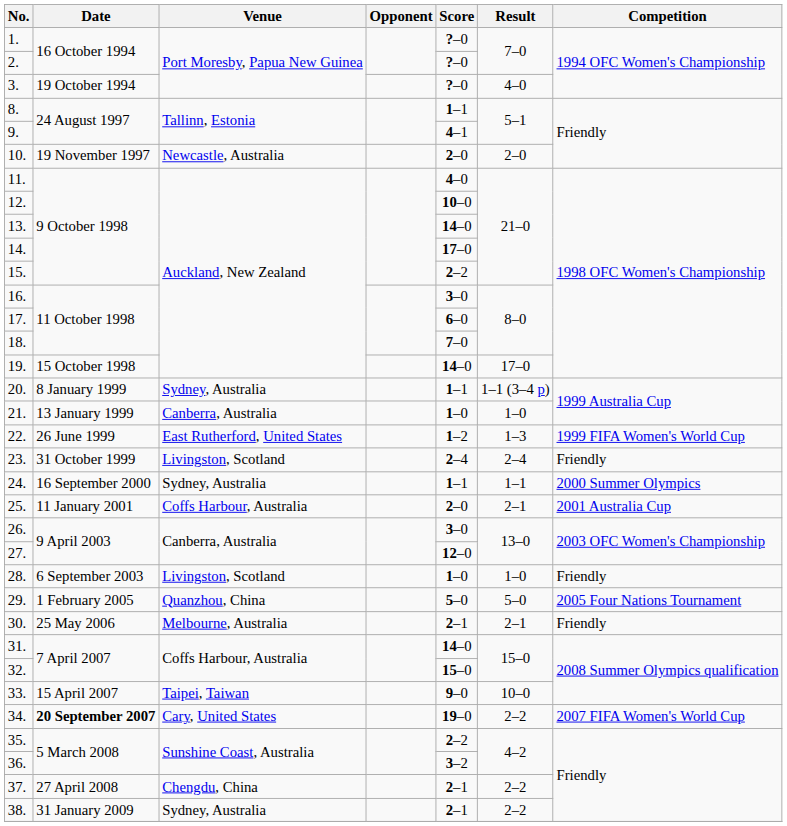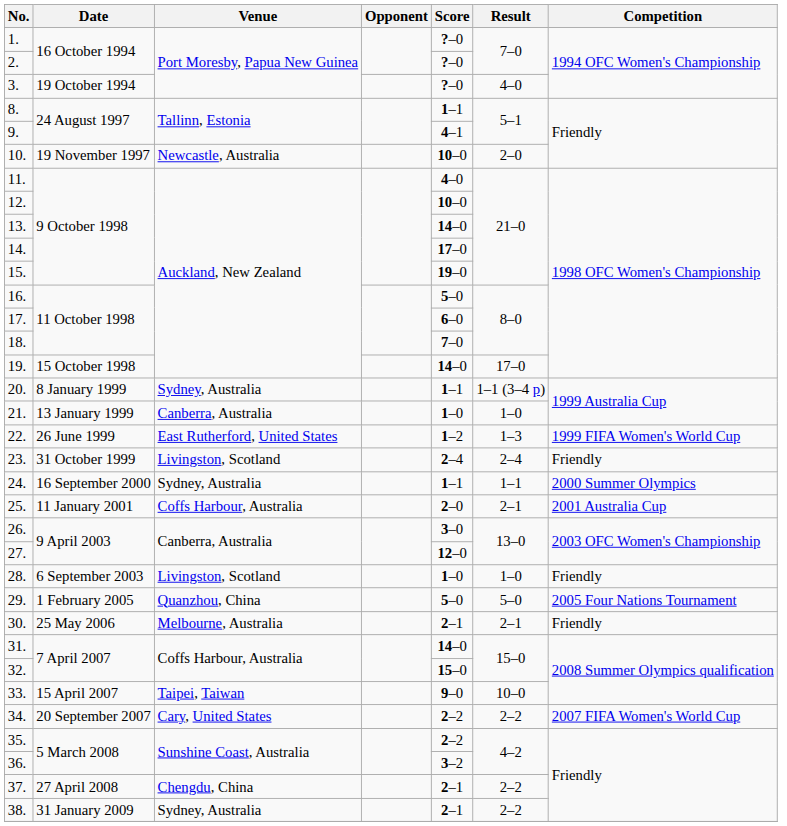(457, 156) 2–0 -> (452, 156) 10–0
(457, 272) 2–2 -> (452, 272) 19–0
(457, 296) 3–0 -> (452, 296) 5–0
(96, 716) bold -> (94, 716) normal
(457, 716) 19–0 -> (452, 716) 2–2
